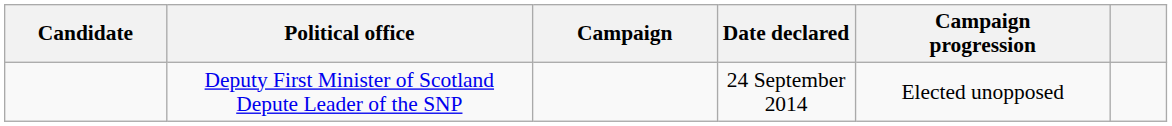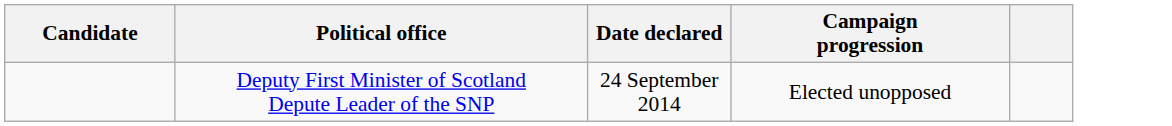- column: (625, 33)
